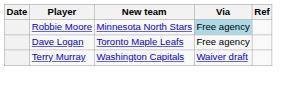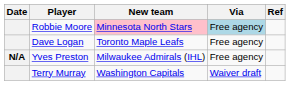(144, 27) no background -> (144, 27) pink background
+ row: (60, 57)
